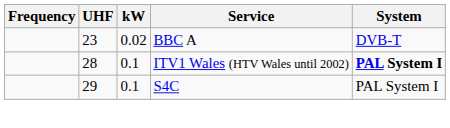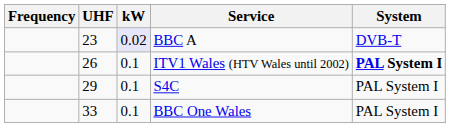(134, 39) no background -> (134, 39) lavender background
(90, 63) 28 -> (90, 63) 26
+ row: (202, 110)
